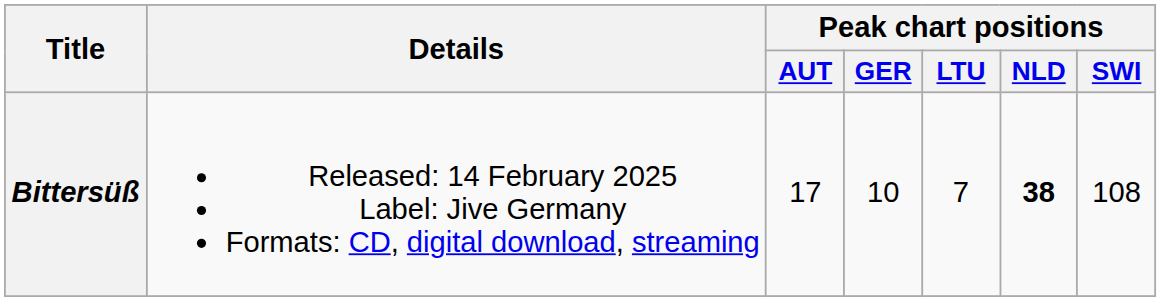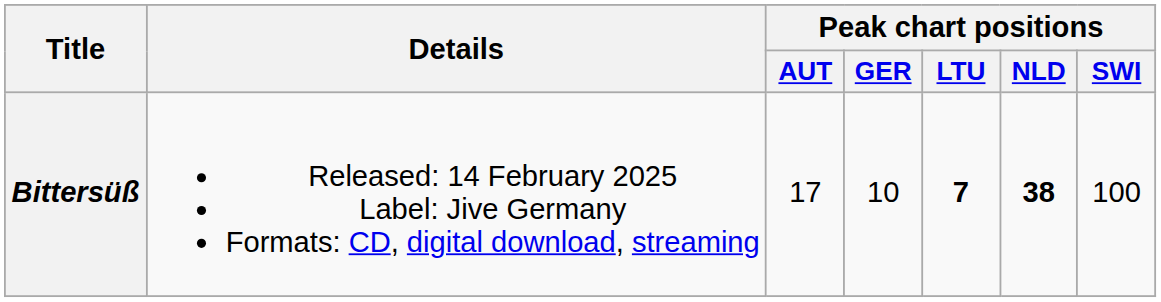(961, 193) normal -> (961, 193) bold
(1117, 193) 108 -> (1117, 193) 100
